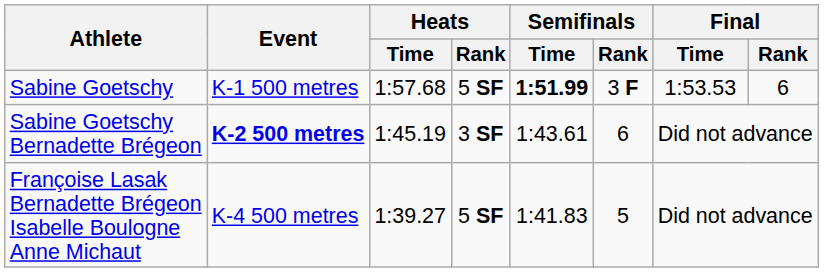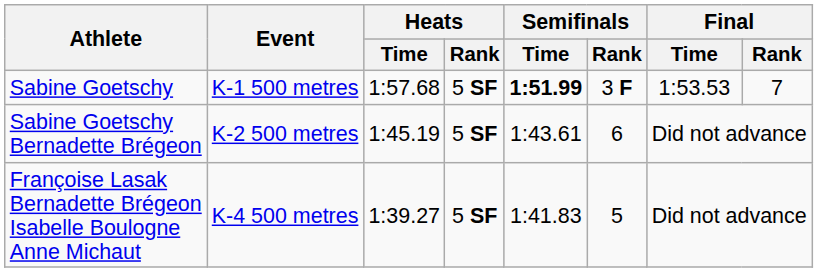(783, 88) 6 -> (777, 88) 7
(288, 134) bold -> (285, 134) normal
(481, 134) 3 SF -> (475, 134) 5 SF
